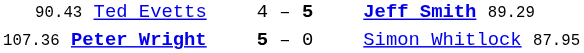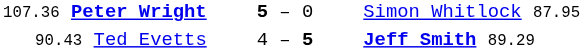rows swapped: (105, 40) <-> (121, 12)
